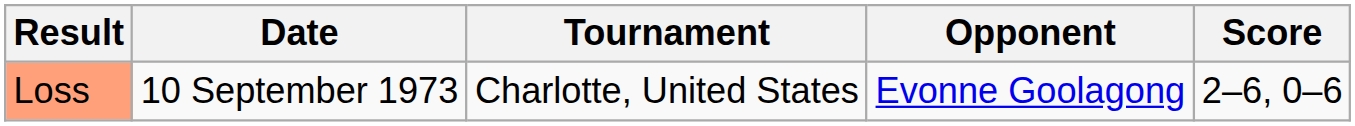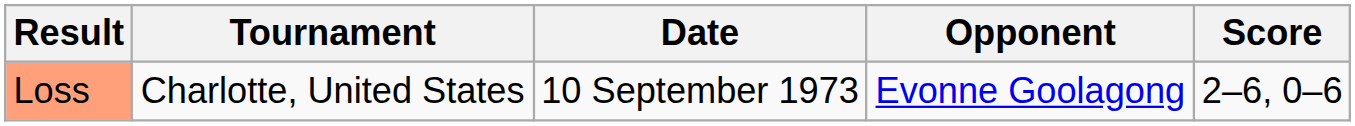columns swapped: (299, 33) <-> (667, 33)
